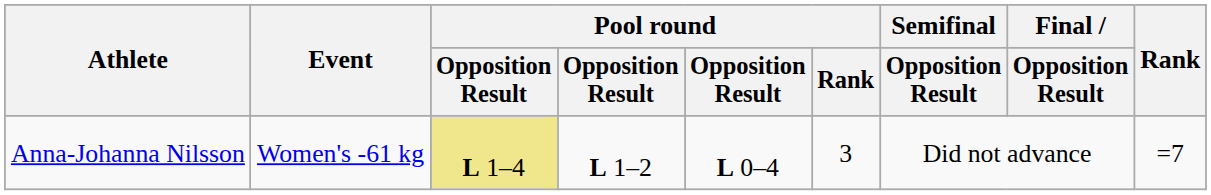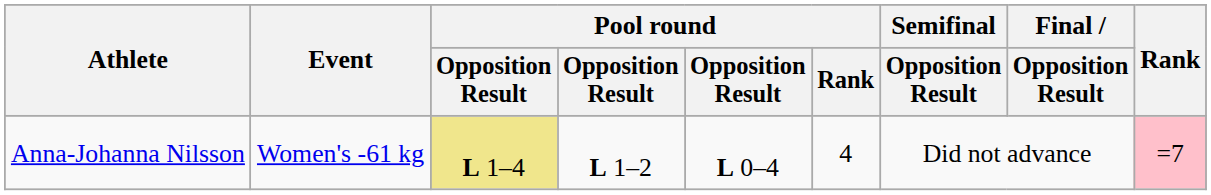(846, 152) 3 -> (846, 152) 4
(1170, 152) no background -> (1170, 152) pink background
